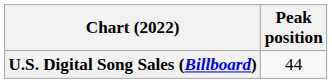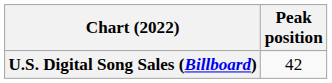(294, 64) 44 -> (294, 64) 42
